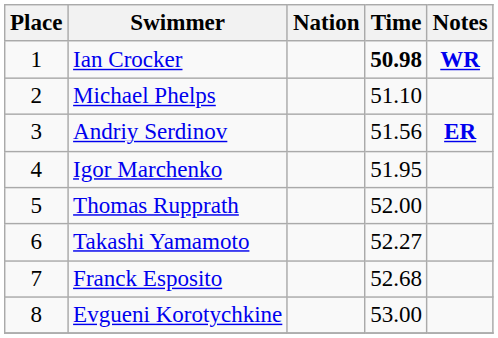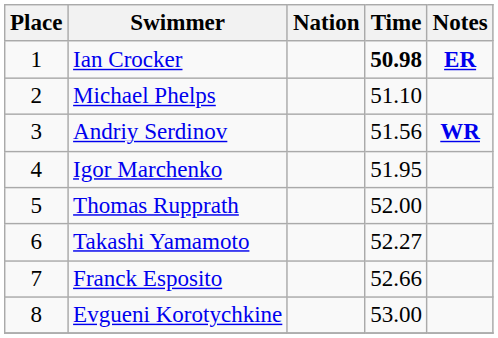(460, 59) WR -> (460, 59) ER
(460, 132) ER -> (460, 132) WR
(396, 278) 52.68 -> (396, 278) 52.66
